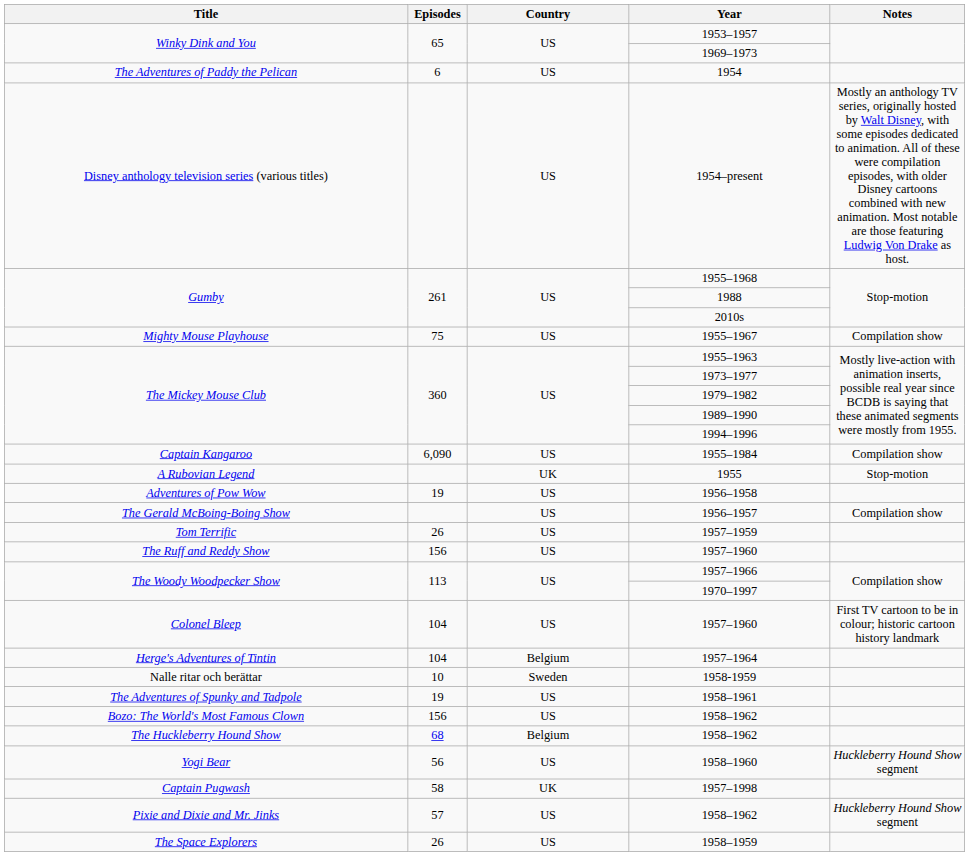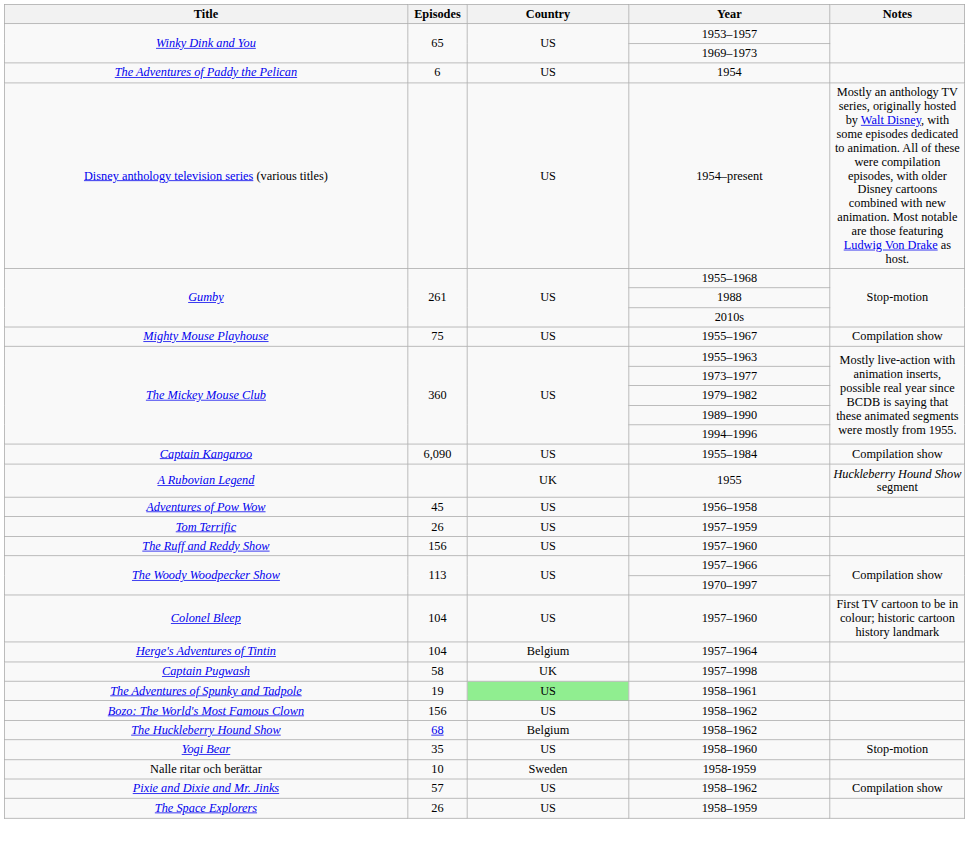(897, 473) Stop-motion -> (897, 480) Huckleberry Hound Show segment
(437, 493) 19 -> (437, 507) 45
- row: (206, 512)
rows swapped: (206, 788) <-> (206, 677)
(548, 696) no background -> (548, 691) lightgreen background
(437, 762) 56 -> (437, 749) 35
(897, 762) Huckleberry Hound Show segment -> (897, 749) Stop-motion
(897, 815) Huckleberry Hound Show segment -> (897, 788) Compilation show
